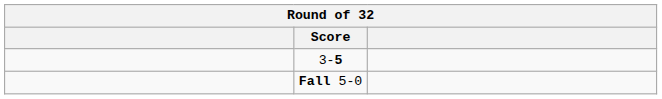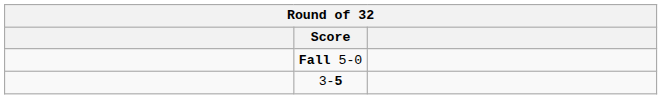rows swapped: (331, 60) <-> (331, 82)
